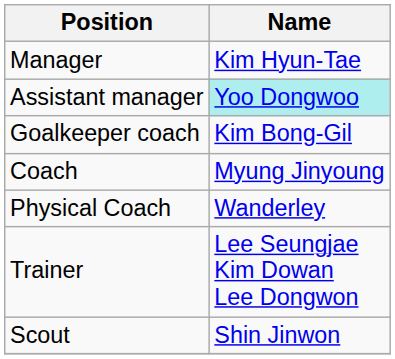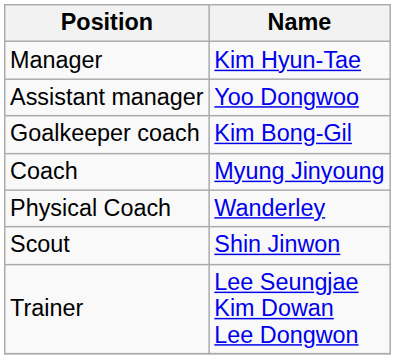(287, 97) paleturquoise background -> (287, 97) no background
rows swapped: (40, 334) <-> (47, 271)
